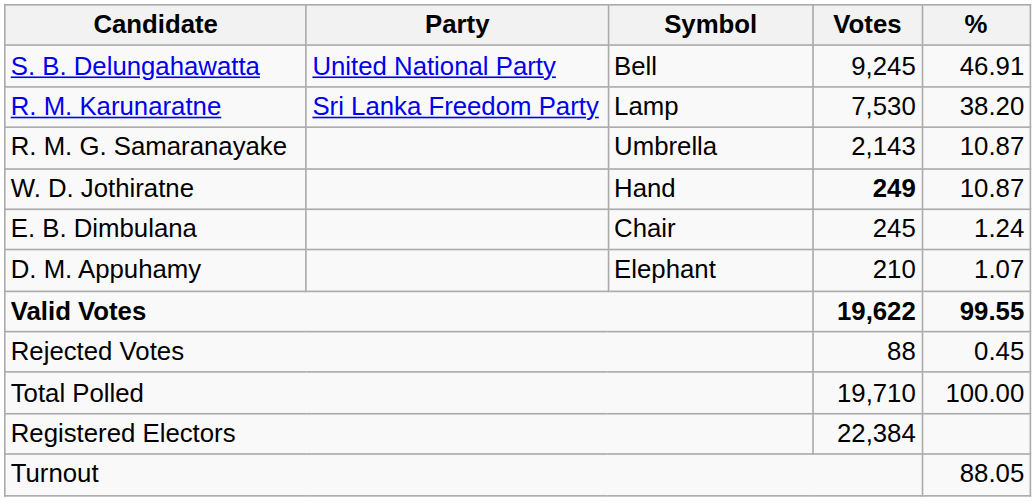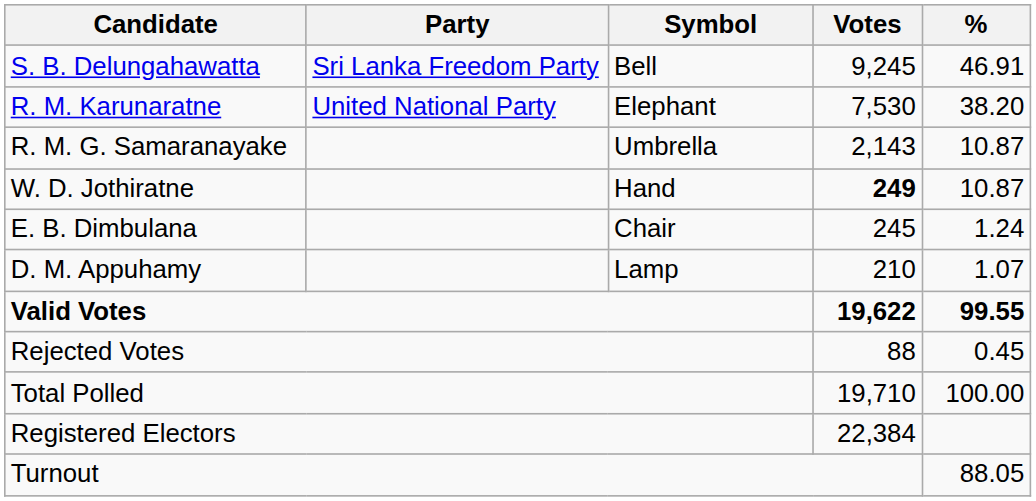(434, 65) United National Party -> (456, 65) Sri Lanka Freedom Party
(456, 106) Sri Lanka Freedom Party -> (434, 106) United National Party
(646, 106) Lamp -> (665, 106) Elephant
(665, 270) Elephant -> (646, 270) Lamp
